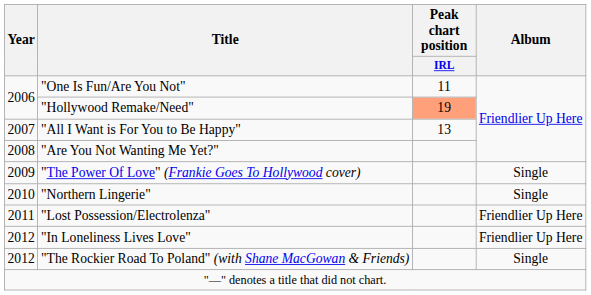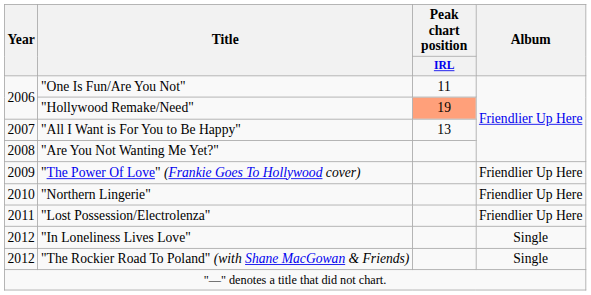(531, 172) Single -> (531, 172) Friendlier Up Here
(531, 194) Single -> (531, 194) Friendlier Up Here
(531, 237) Friendlier Up Here -> (531, 237) Single
